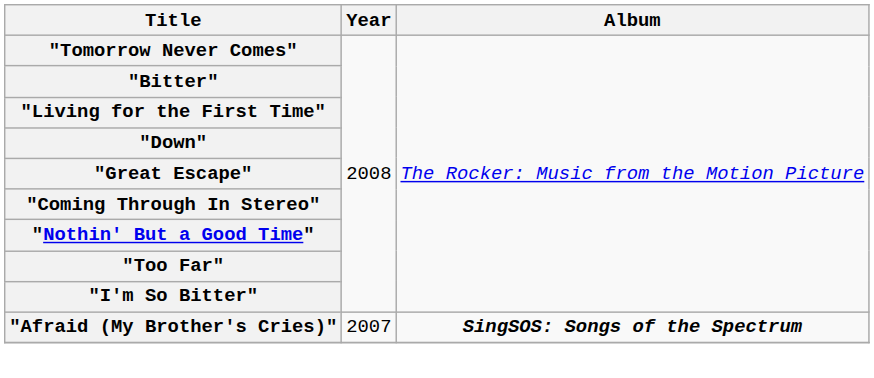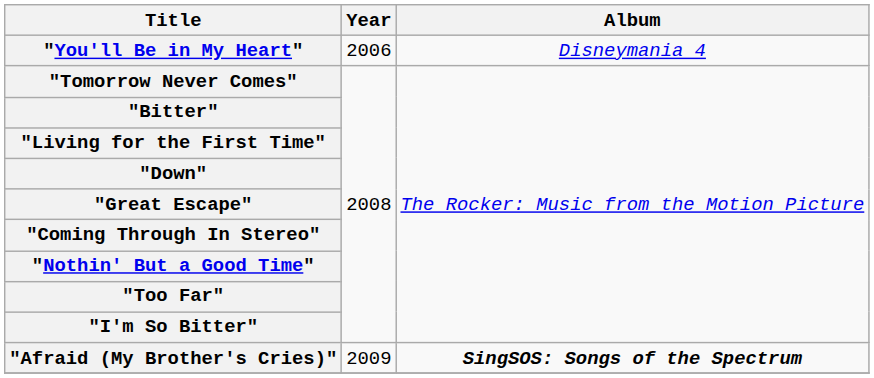+ row: (173, 51)
(369, 327) 2007 -> (369, 358) 2009
